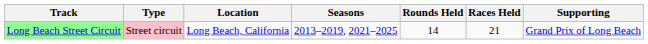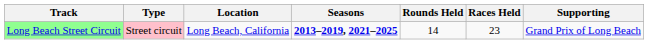(346, 30) normal -> (346, 30) bold
(494, 30) 21 -> (494, 30) 23
